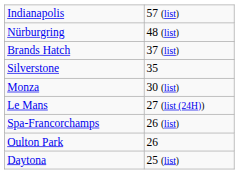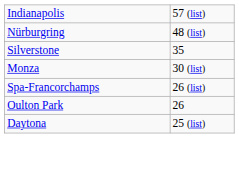- row: (39, 50)
- row: (27, 105)
